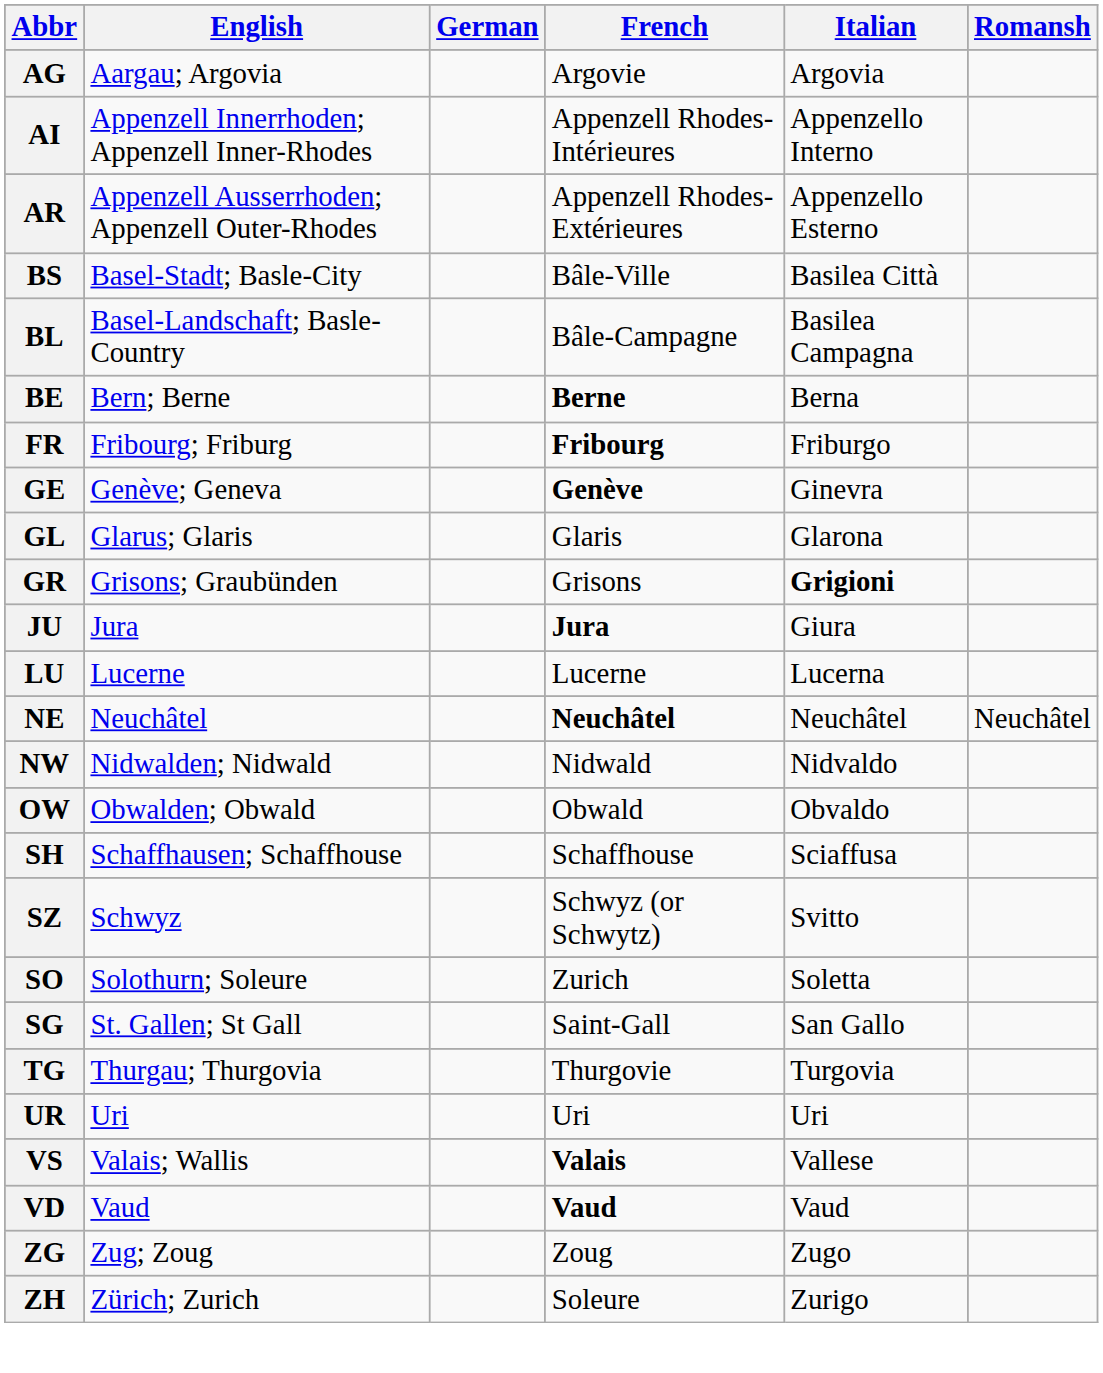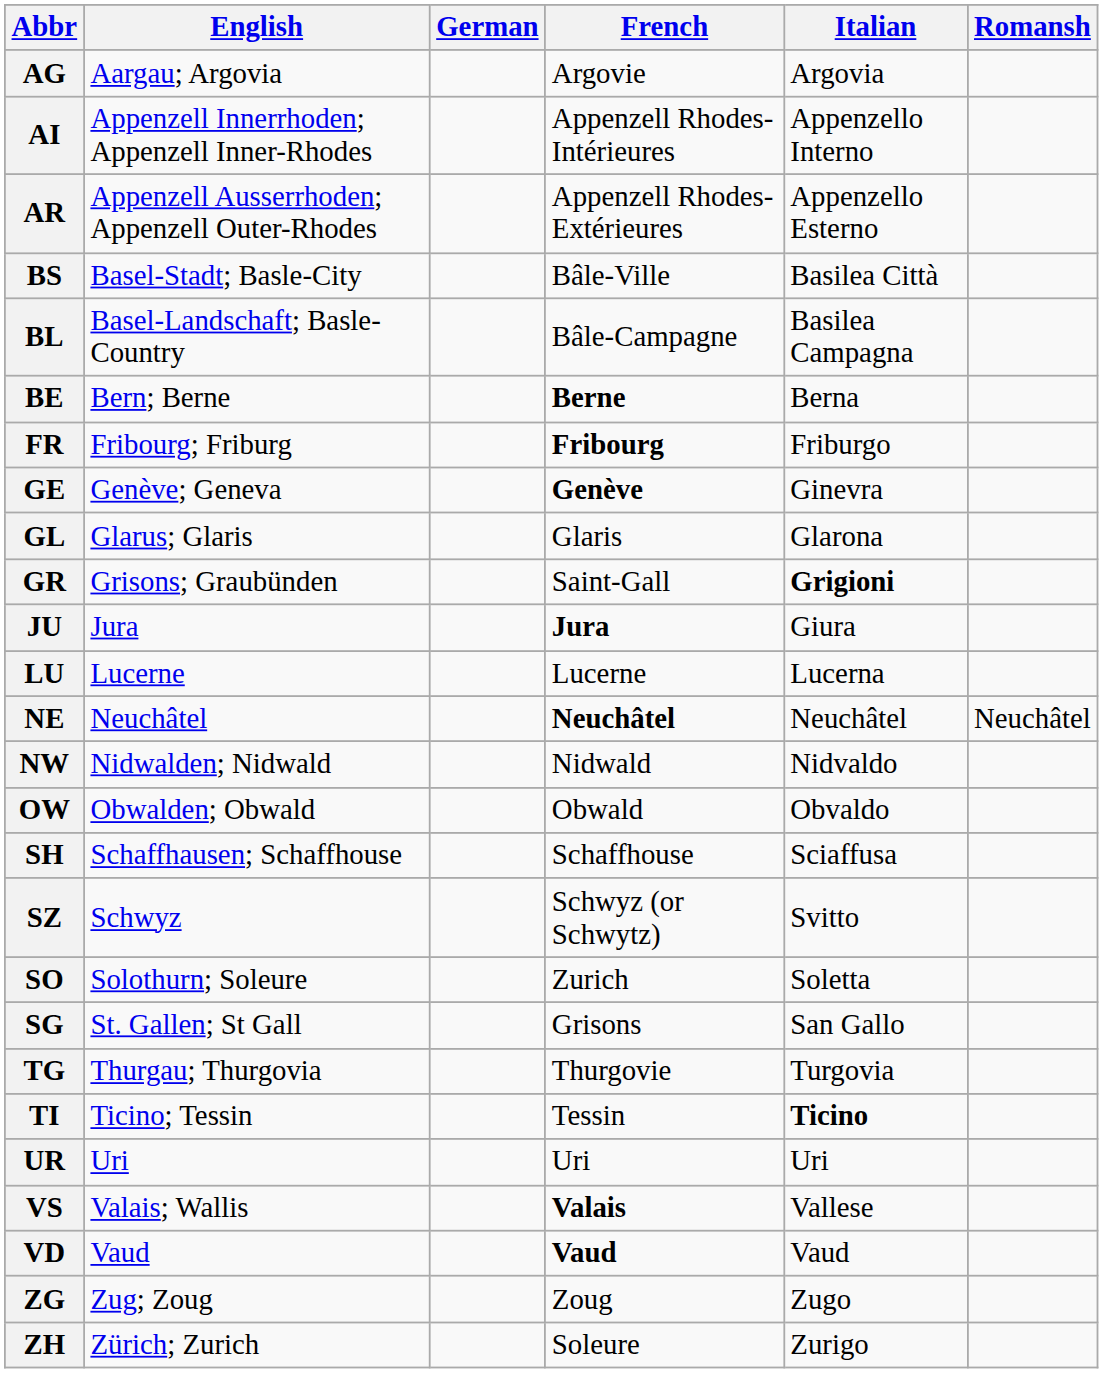(597, 581) Grisons -> (611, 581) Saint-Gall
(611, 1024) Saint-Gall -> (597, 1024) Grisons
+ row: (44, 1116)
